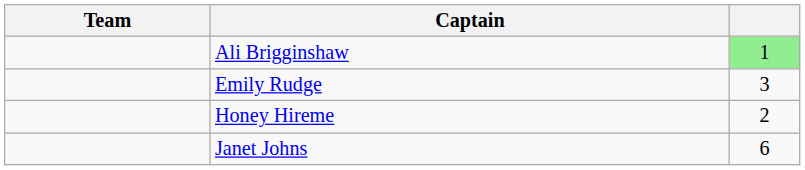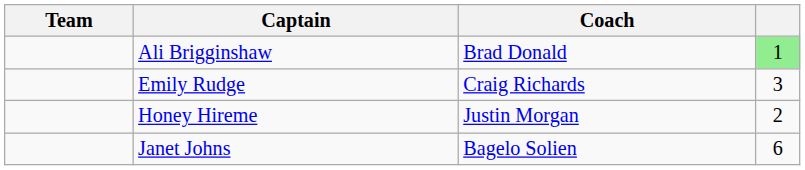+ column: (607, 20)
